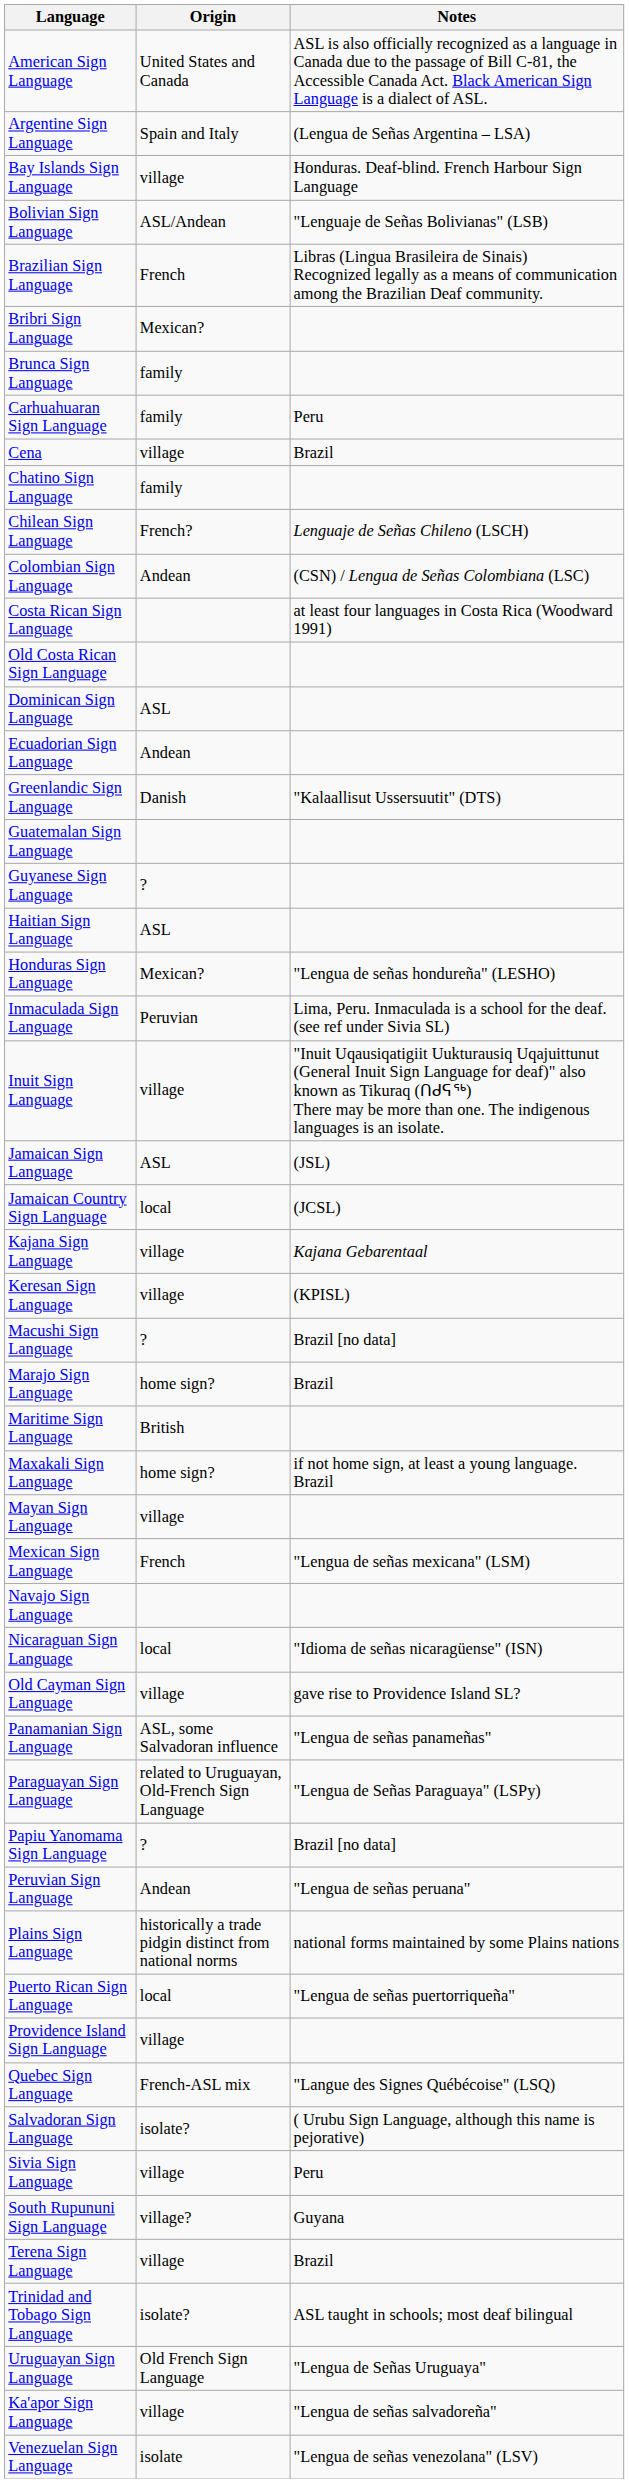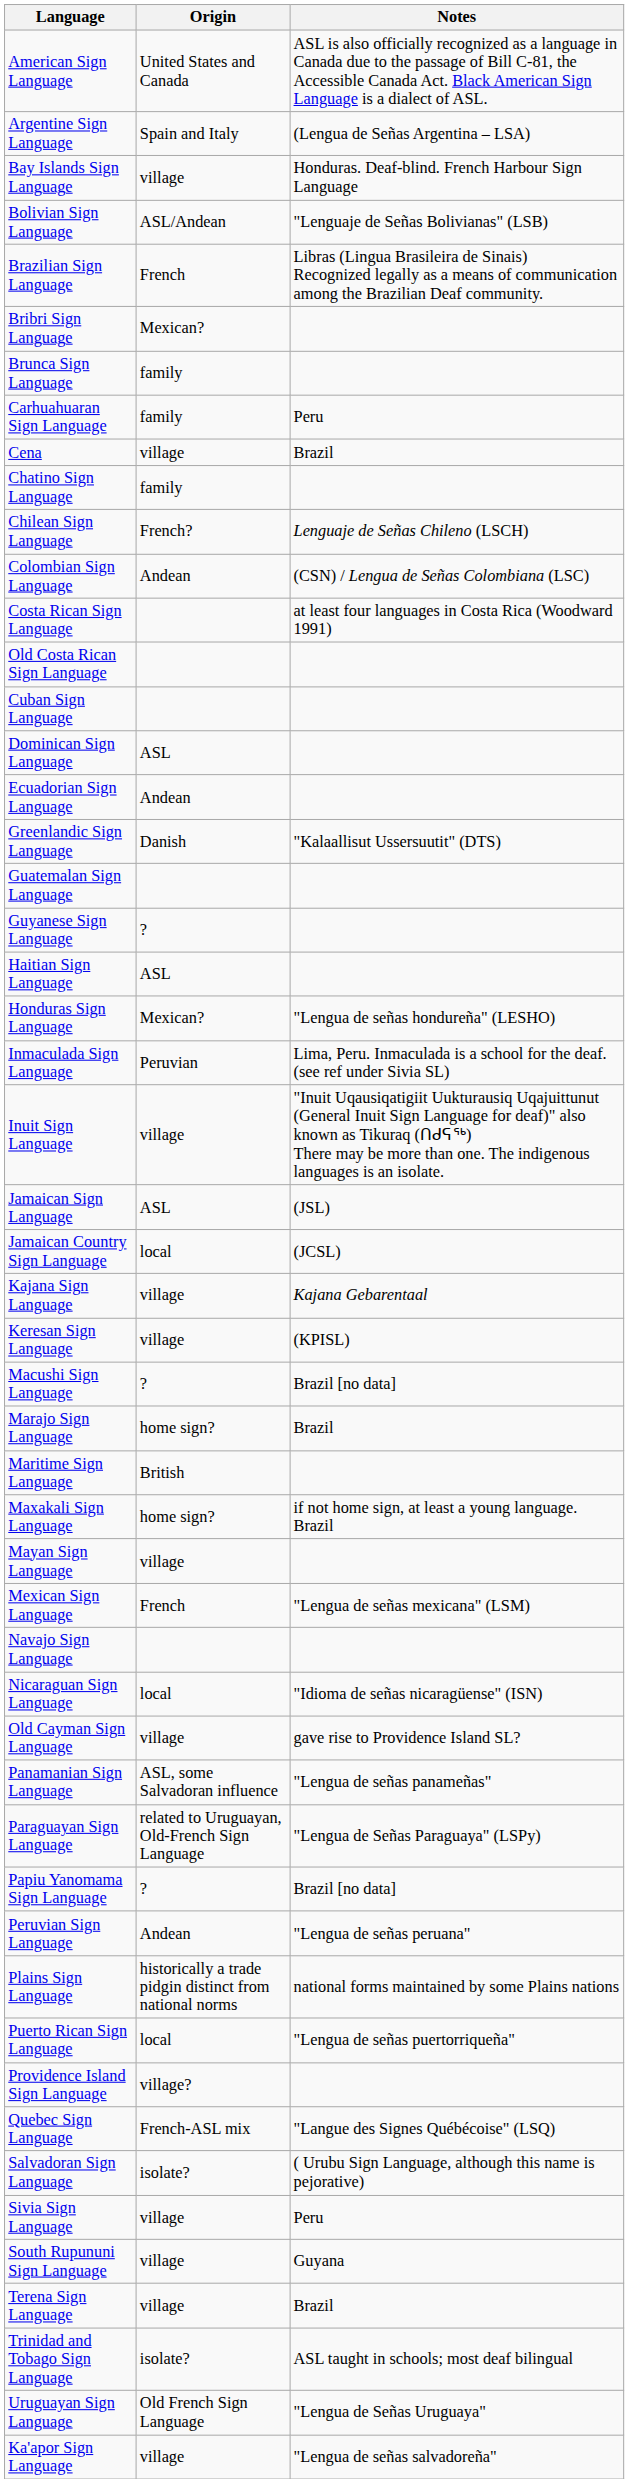+ row: (47, 708)
(162, 2040) village -> (166, 2084) village?
(166, 2217) village? -> (162, 2261) village
- row: (63, 2456)
